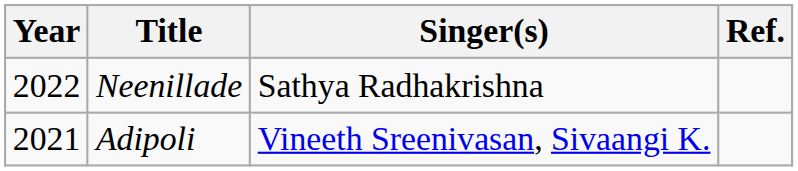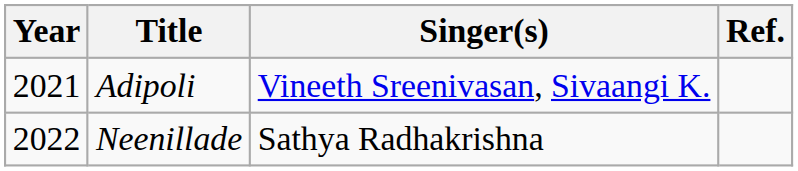rows swapped: (146, 138) <-> (169, 84)
